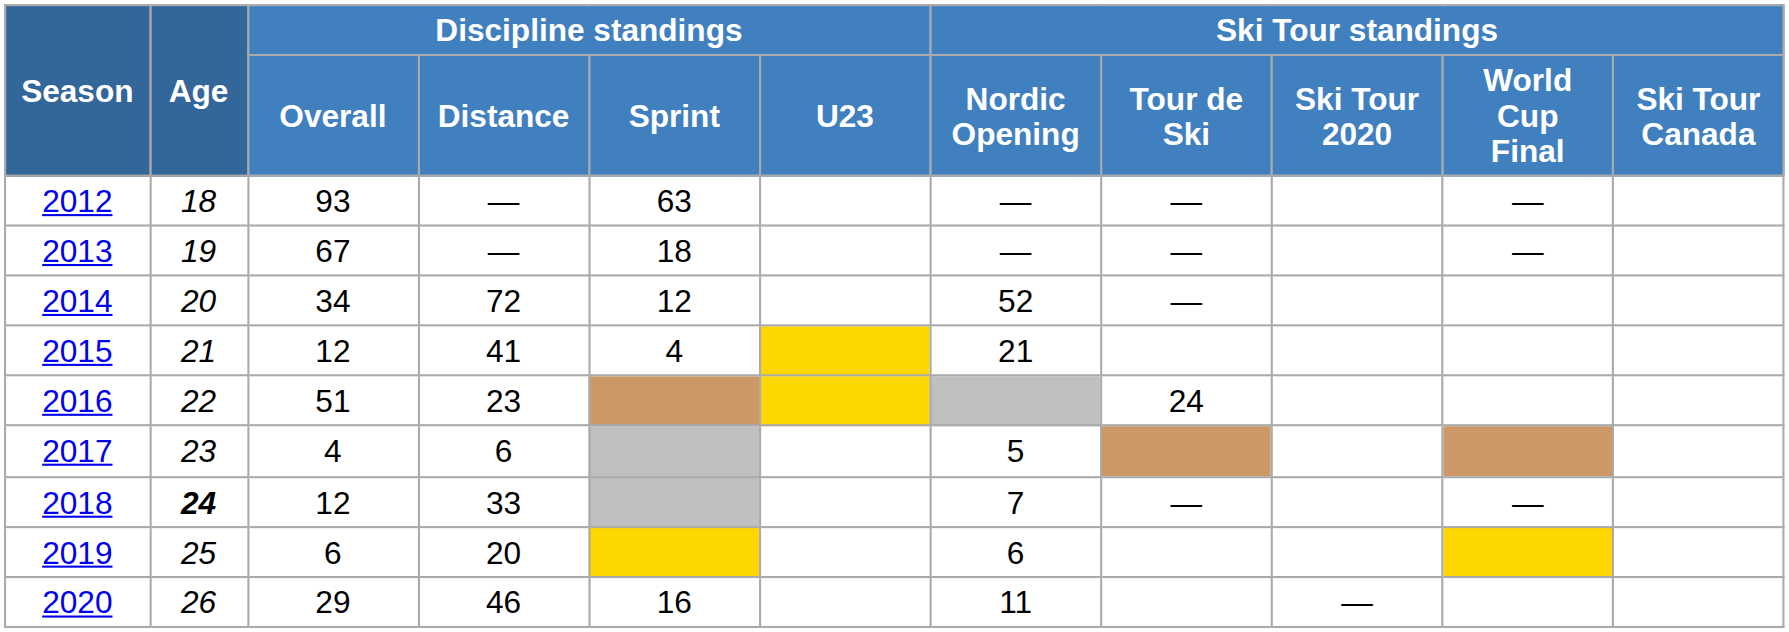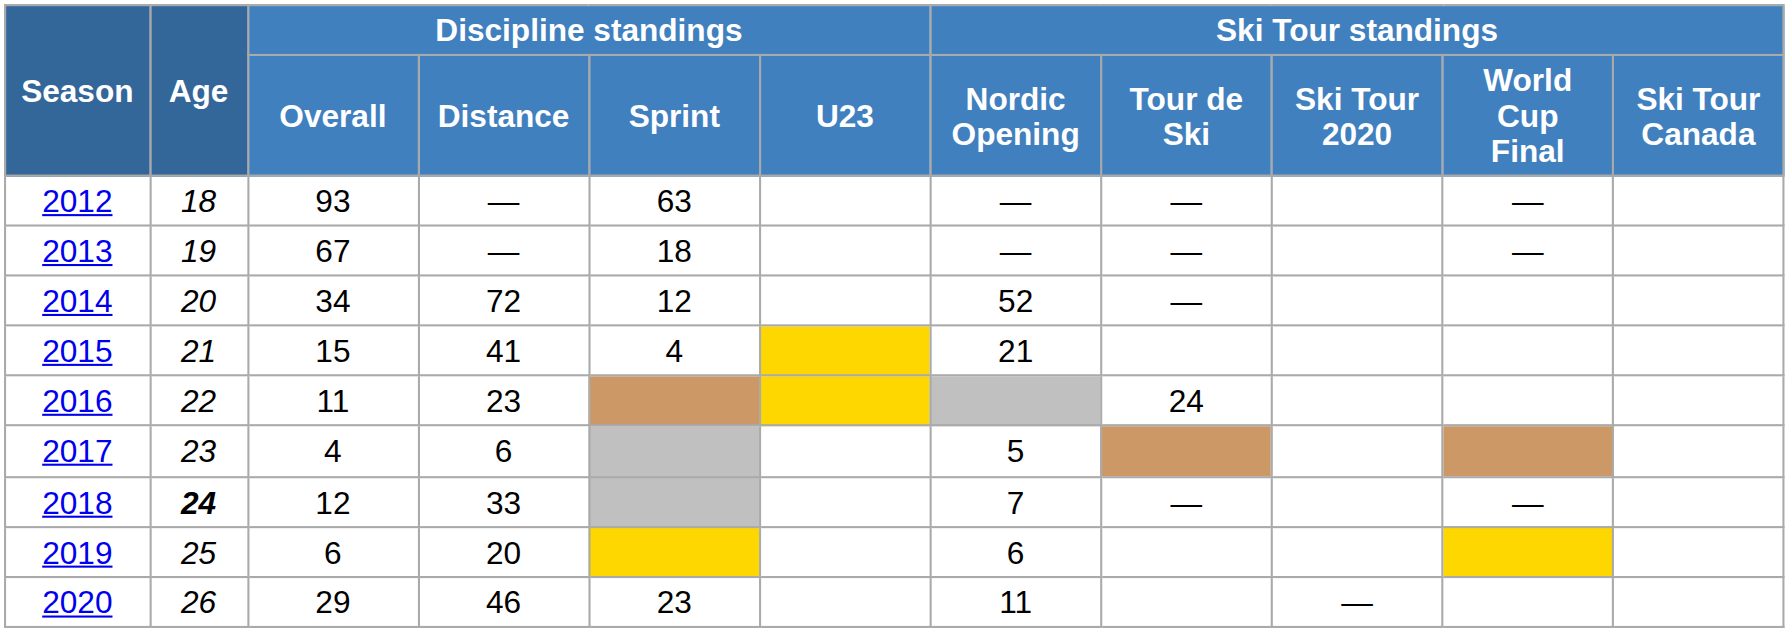(333, 351) 12 -> (333, 351) 15
(333, 401) 51 -> (333, 401) 11
(674, 601) 16 -> (674, 601) 23
